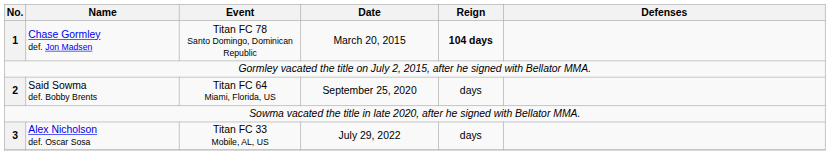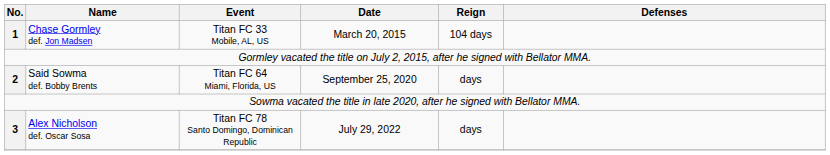(240, 40) Titan FC 78 Santo Domingo, Dominican Republic -> (240, 35) Titan FC 33 Mobile, AL, US
(471, 40) bold -> (471, 35) normal
(240, 136) Titan FC 33 Mobile, AL, US -> (240, 130) Titan FC 78 Santo Domingo, Dominican Republic
